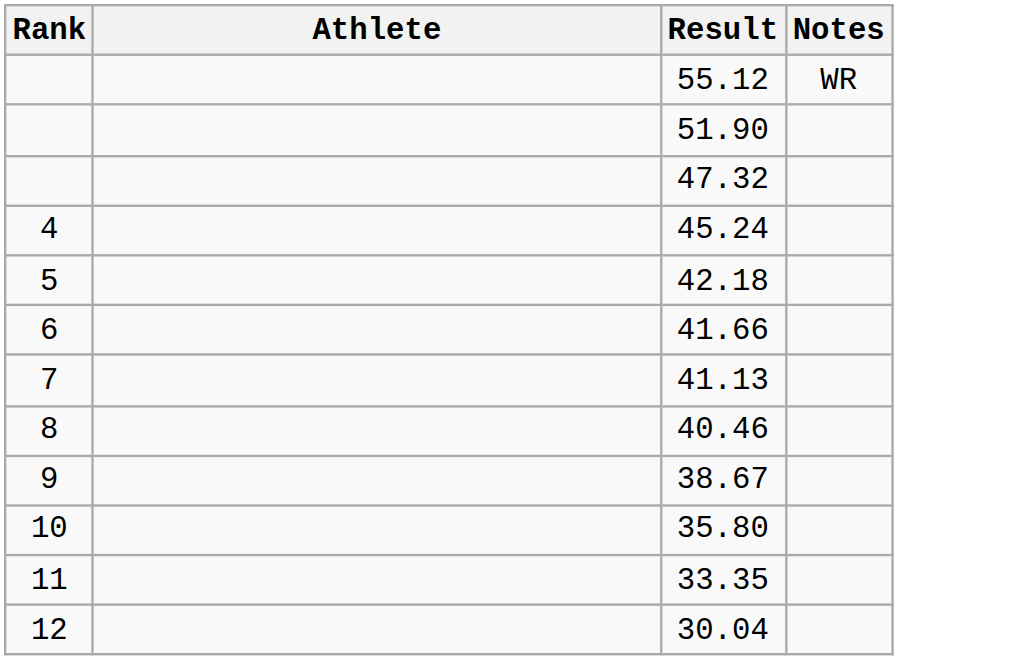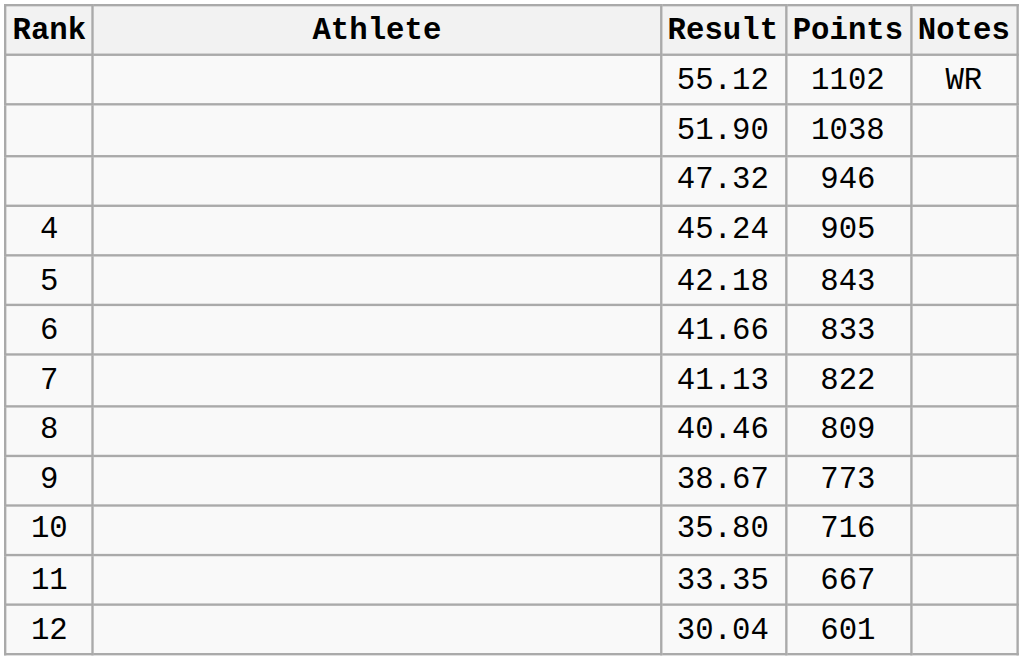+ column: (848, 30)
